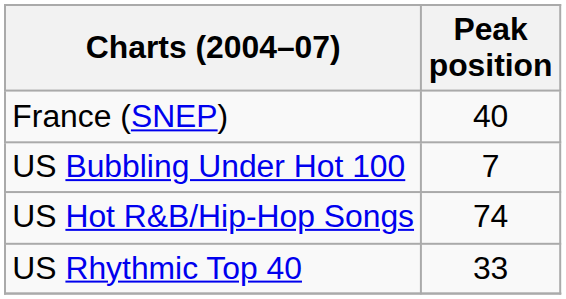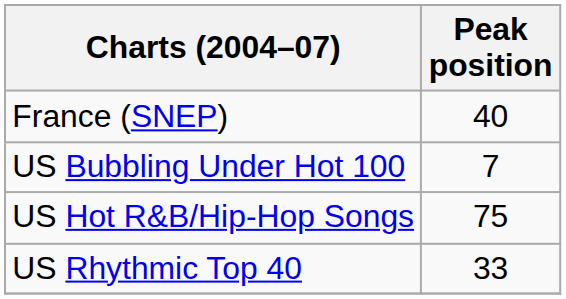(491, 217) 74 -> (491, 217) 75
